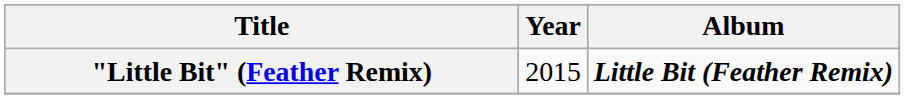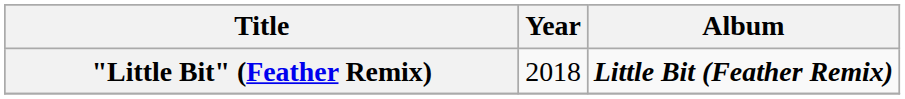(553, 70) 2015 -> (553, 70) 2018
